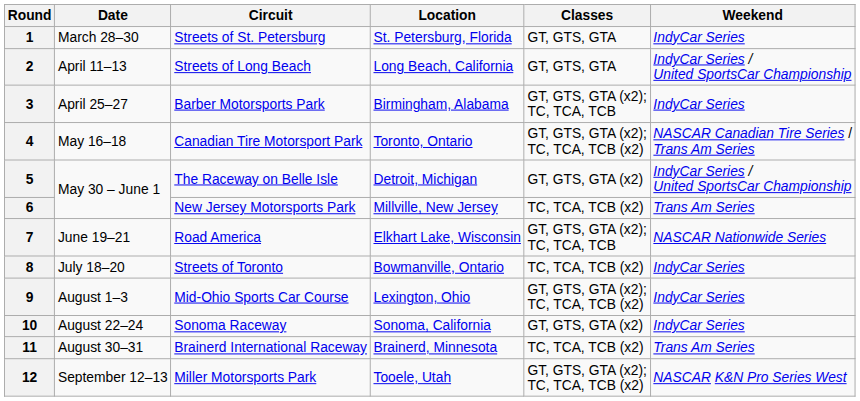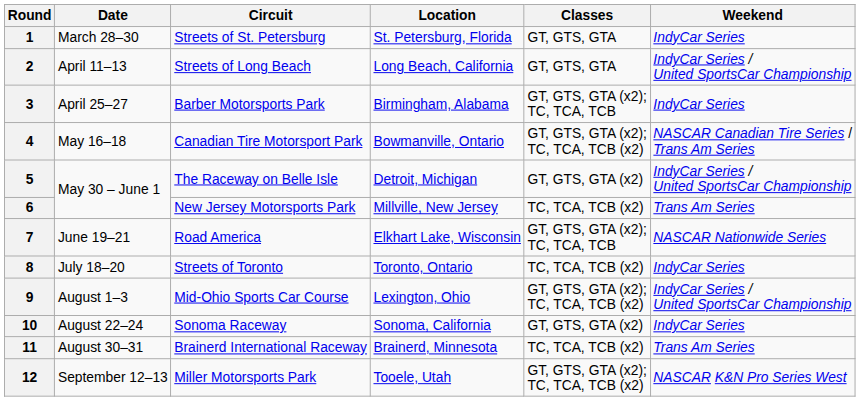(423, 142) Toronto, Ontario -> (439, 142) Bowmanville, Ontario
(439, 267) Bowmanville, Ontario -> (423, 267) Toronto, Ontario
(699, 297) IndyCar Series -> (752, 297) IndyCar Series / United SportsCar Championship
